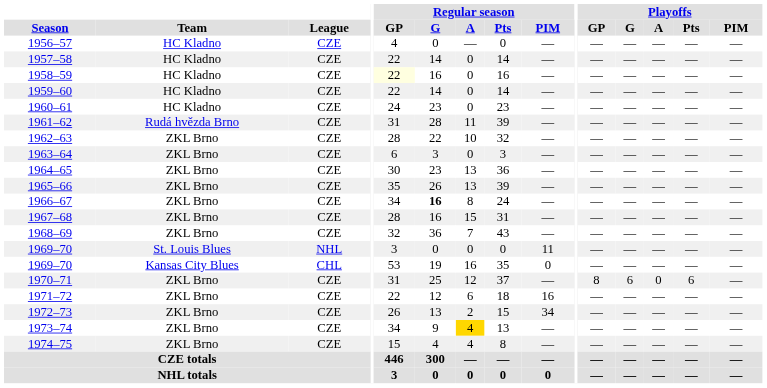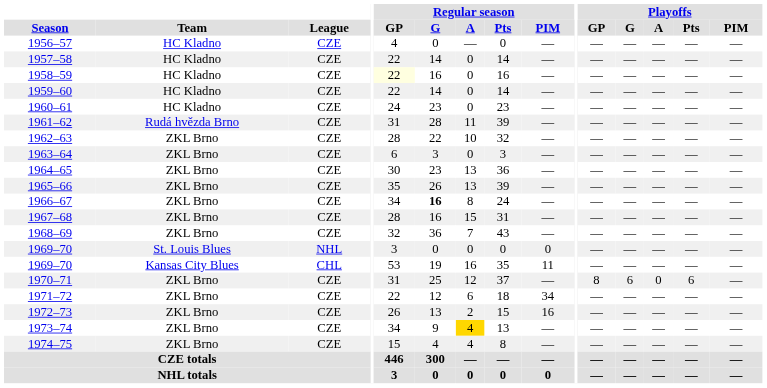(548, 249) 11 -> (548, 249) 0
(548, 264) 0 -> (548, 264) 11
(548, 296) 16 -> (548, 296) 34
(548, 312) 34 -> (548, 312) 16
